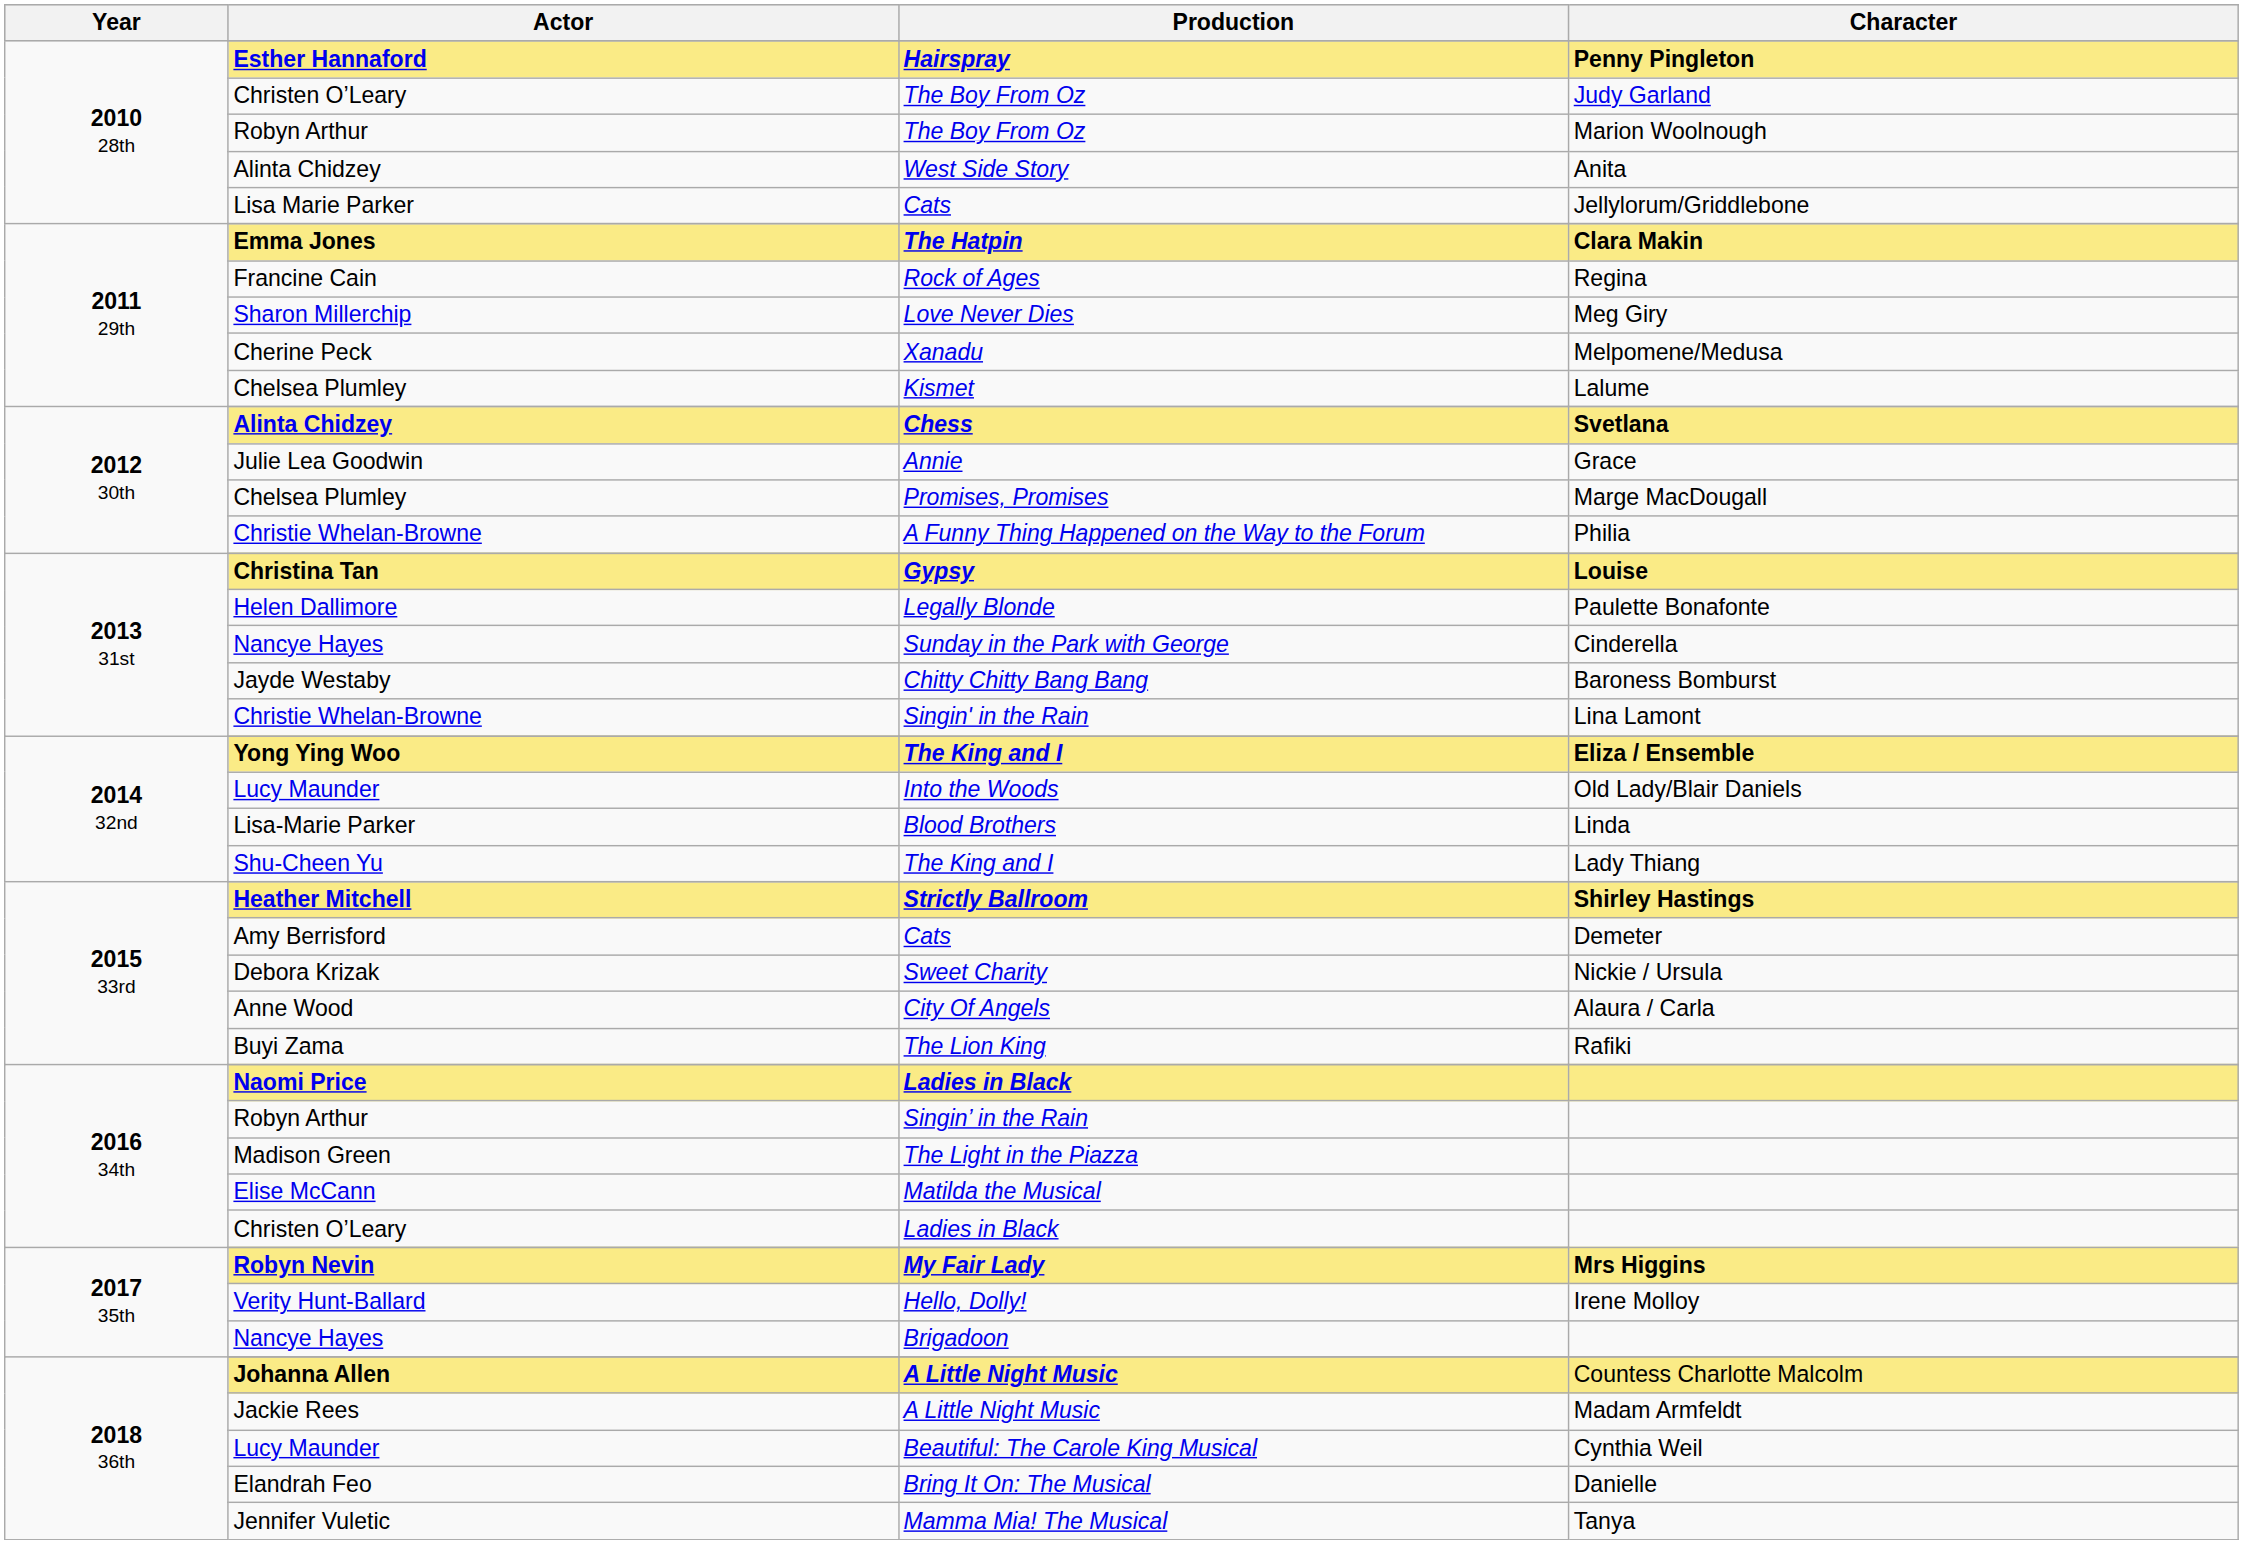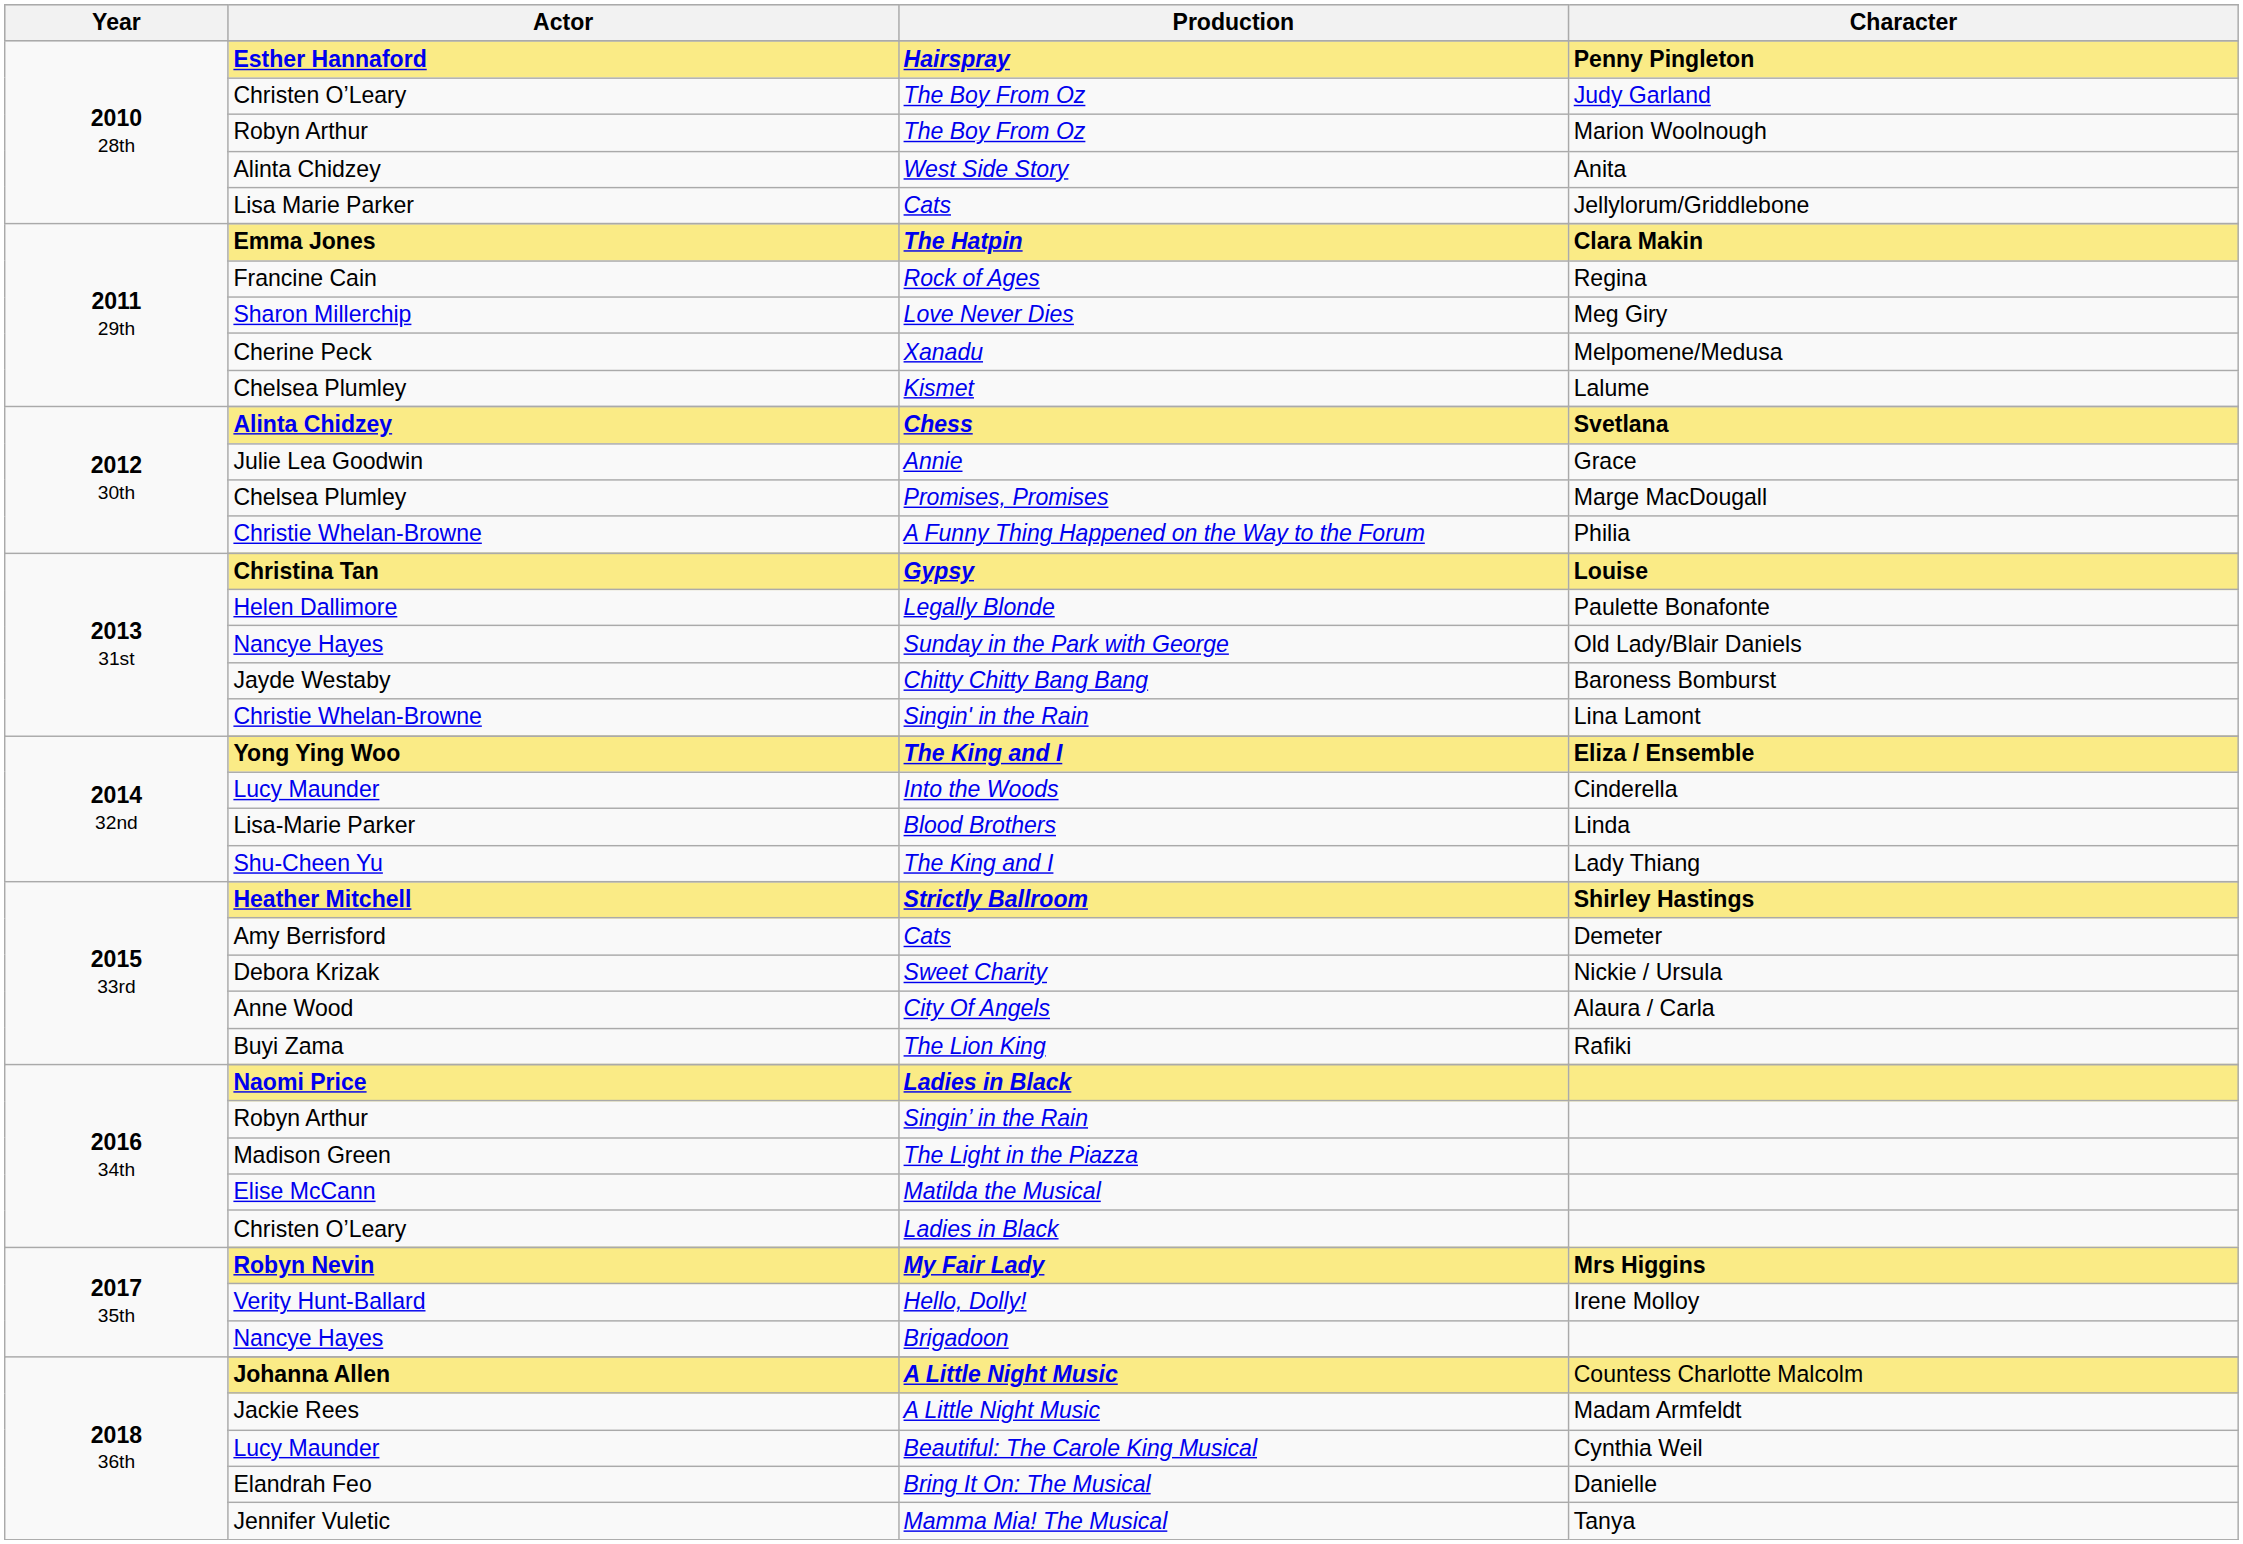(1626, 643) Cinderella -> (1688, 643) Old Lady/Blair Daniels
(1688, 790) Old Lady/Blair Daniels -> (1626, 790) Cinderella
